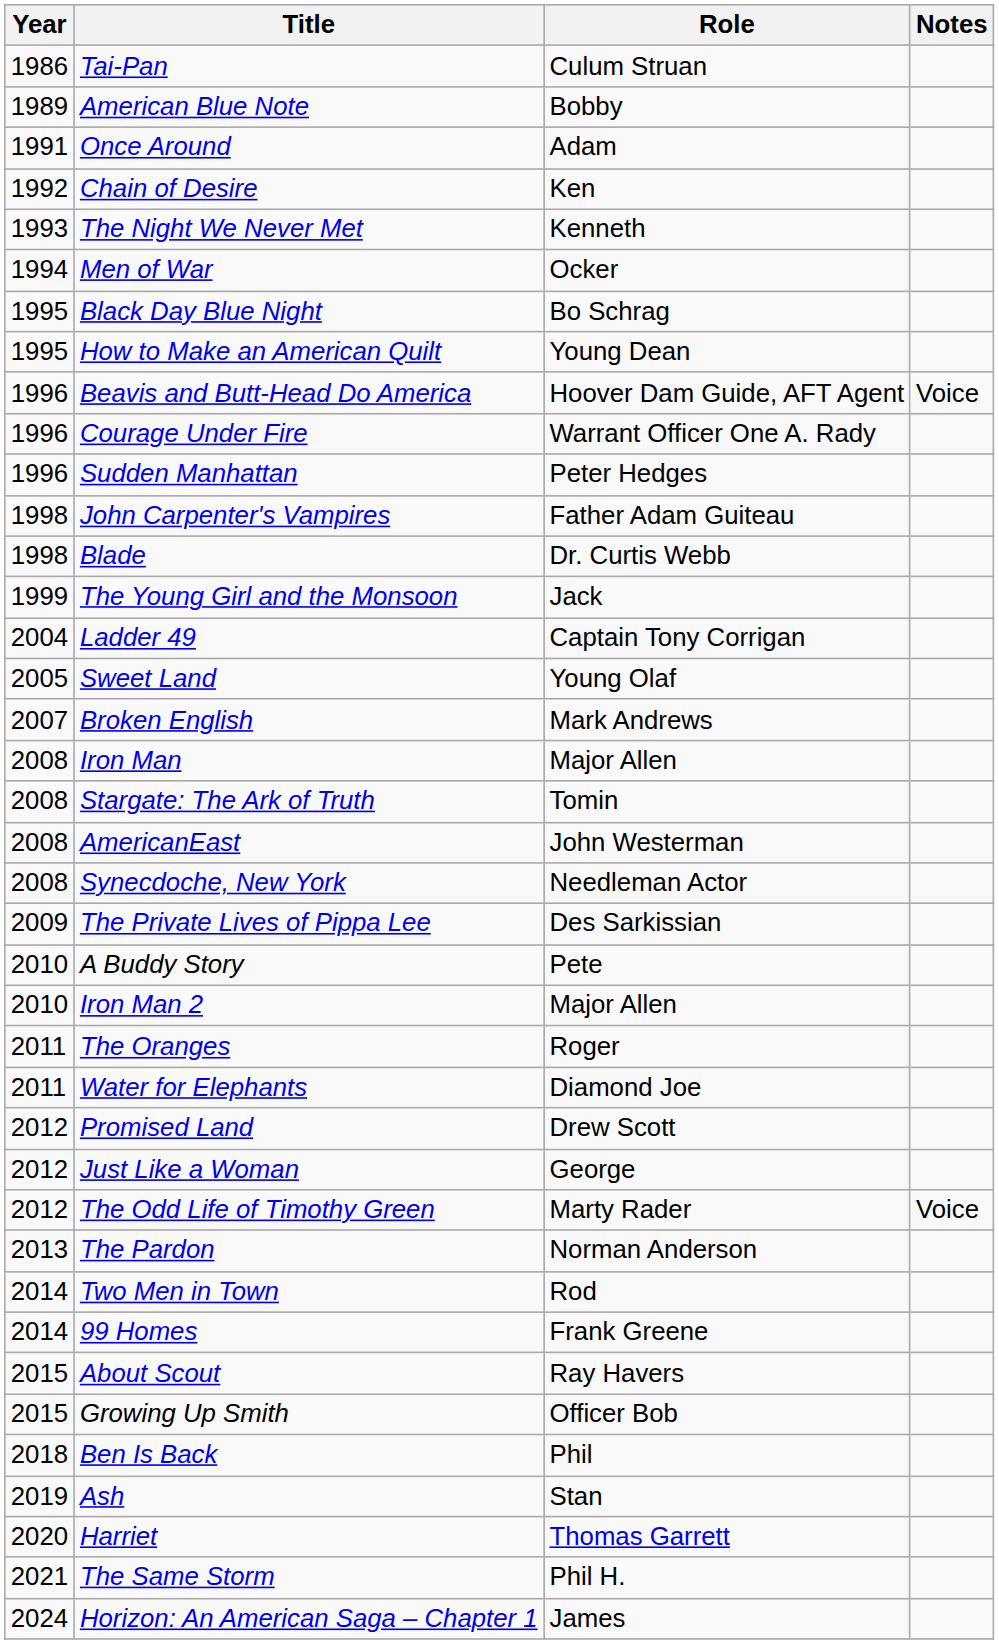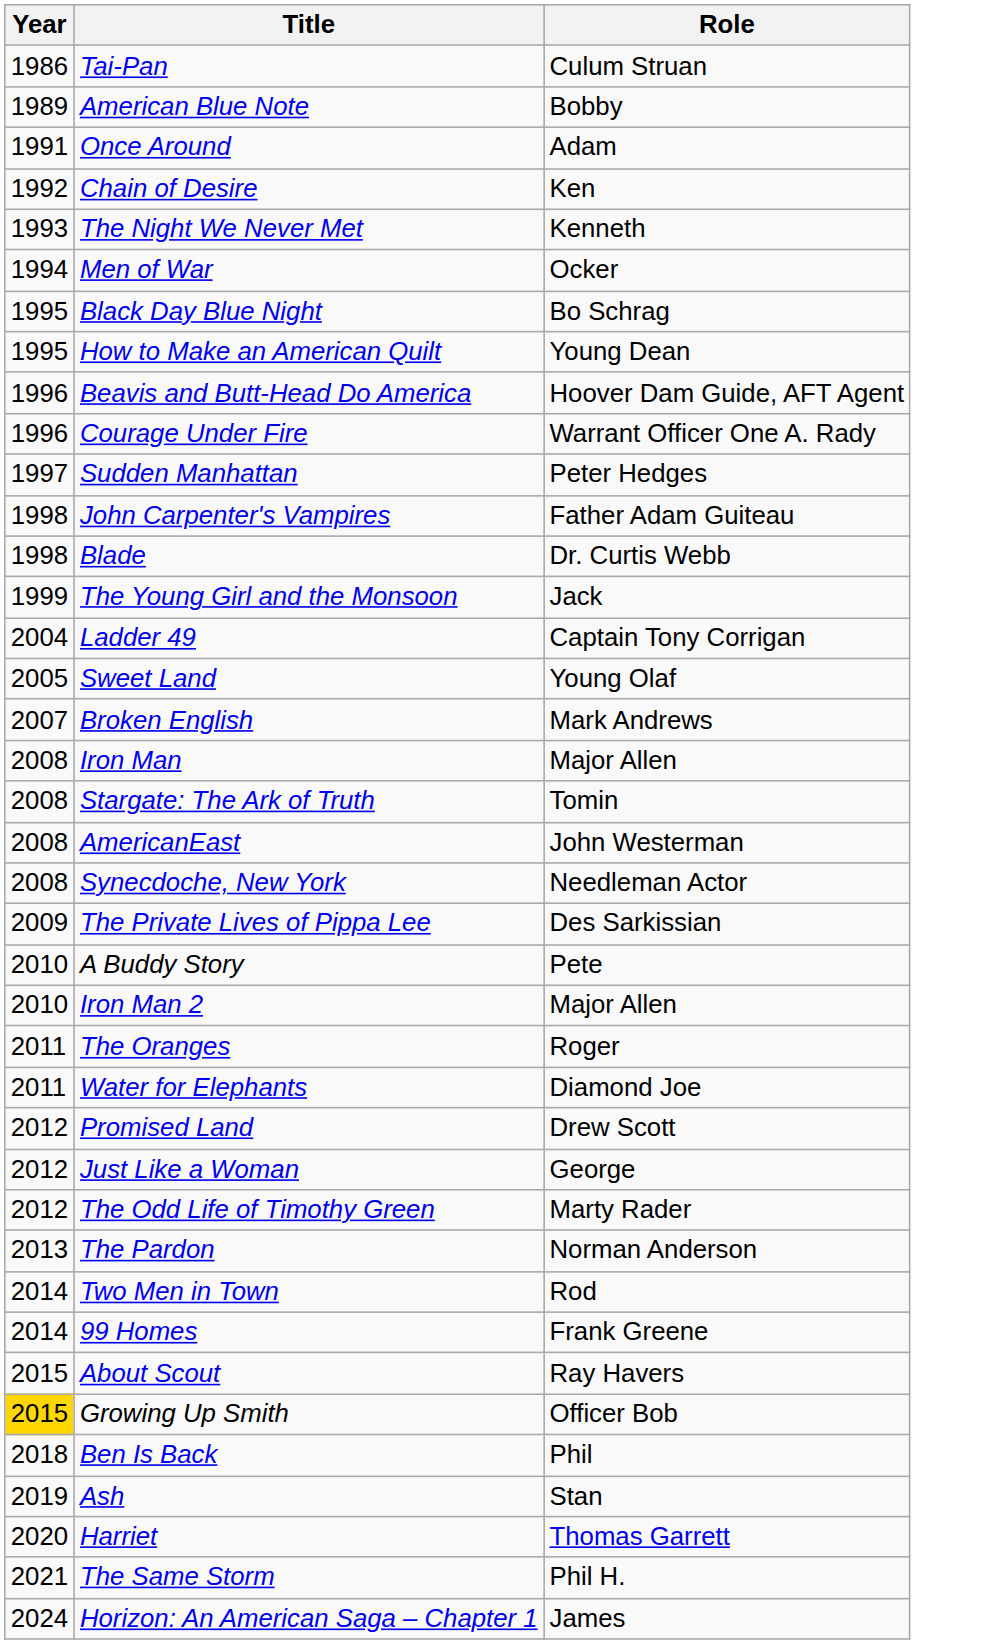- column: (952, 24)
(39, 474) 1996 -> (39, 474) 1997
(39, 1413) no background -> (39, 1413) gold background
